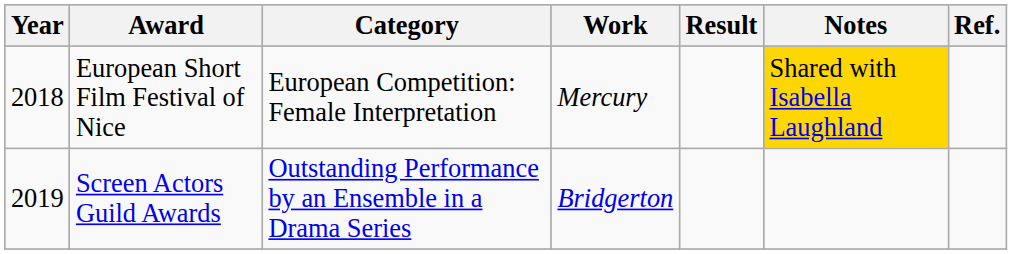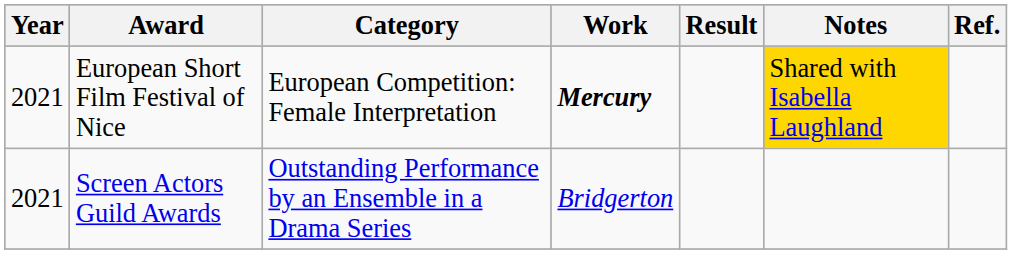(37, 97) 2018 -> (37, 97) 2021
(602, 97) normal -> (604, 97) bold
(37, 198) 2019 -> (37, 198) 2021
